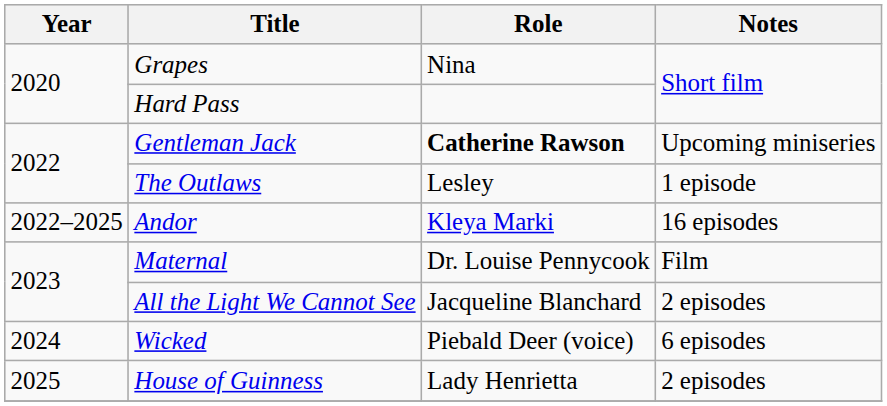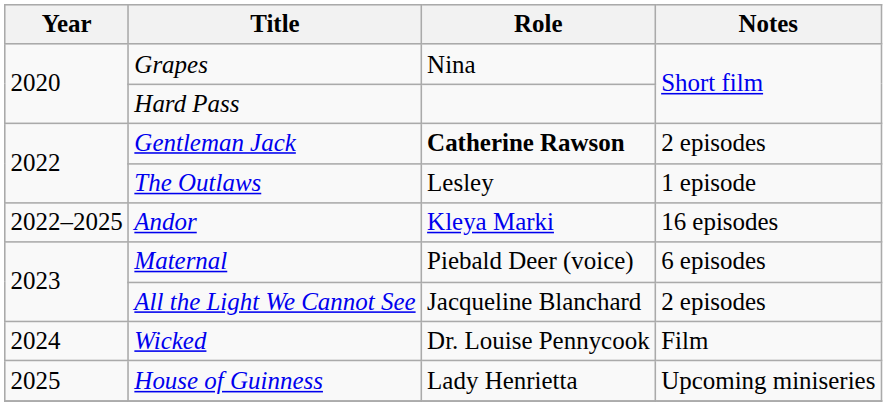(768, 143) Upcoming miniseries -> (713, 143) 2 episodes
(538, 261) Dr. Louise Pennycook -> (530, 261) Piebald Deer (voice)
(685, 261) Film -> (713, 261) 6 episodes
(530, 340) Piebald Deer (voice) -> (538, 340) Dr. Louise Pennycook
(713, 340) 6 episodes -> (685, 340) Film
(713, 380) 2 episodes -> (768, 380) Upcoming miniseries
